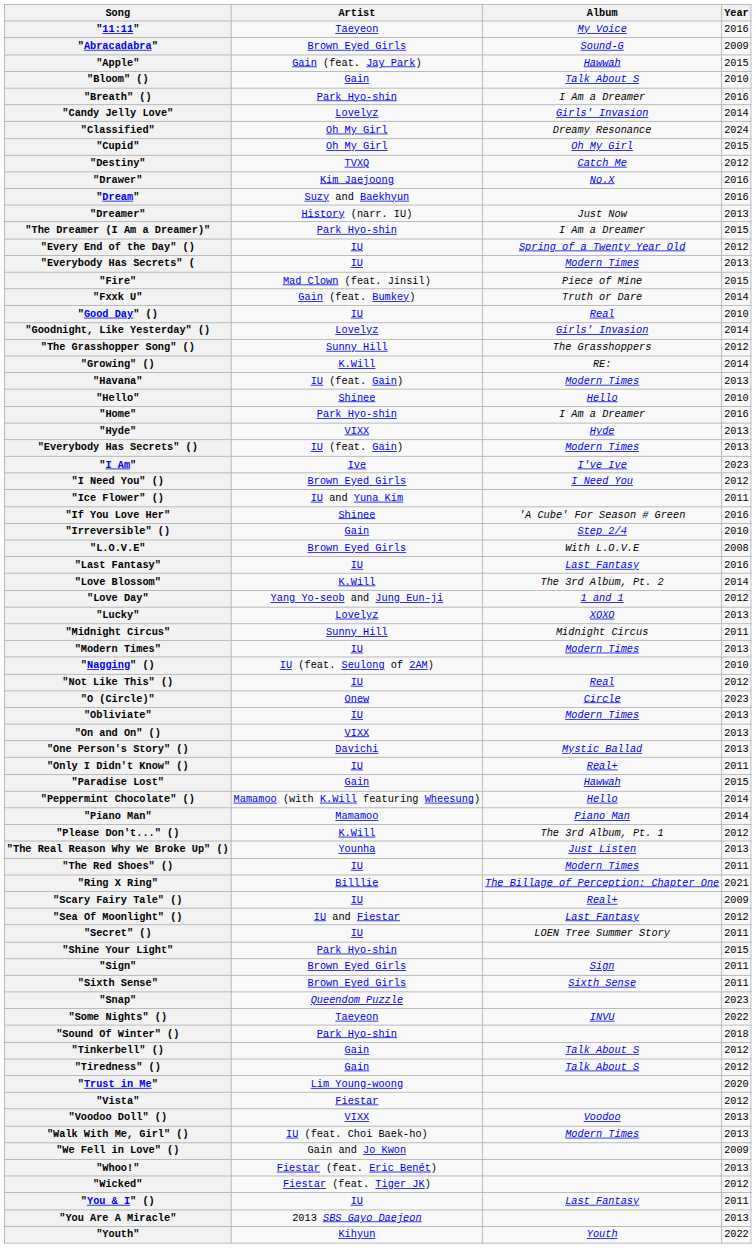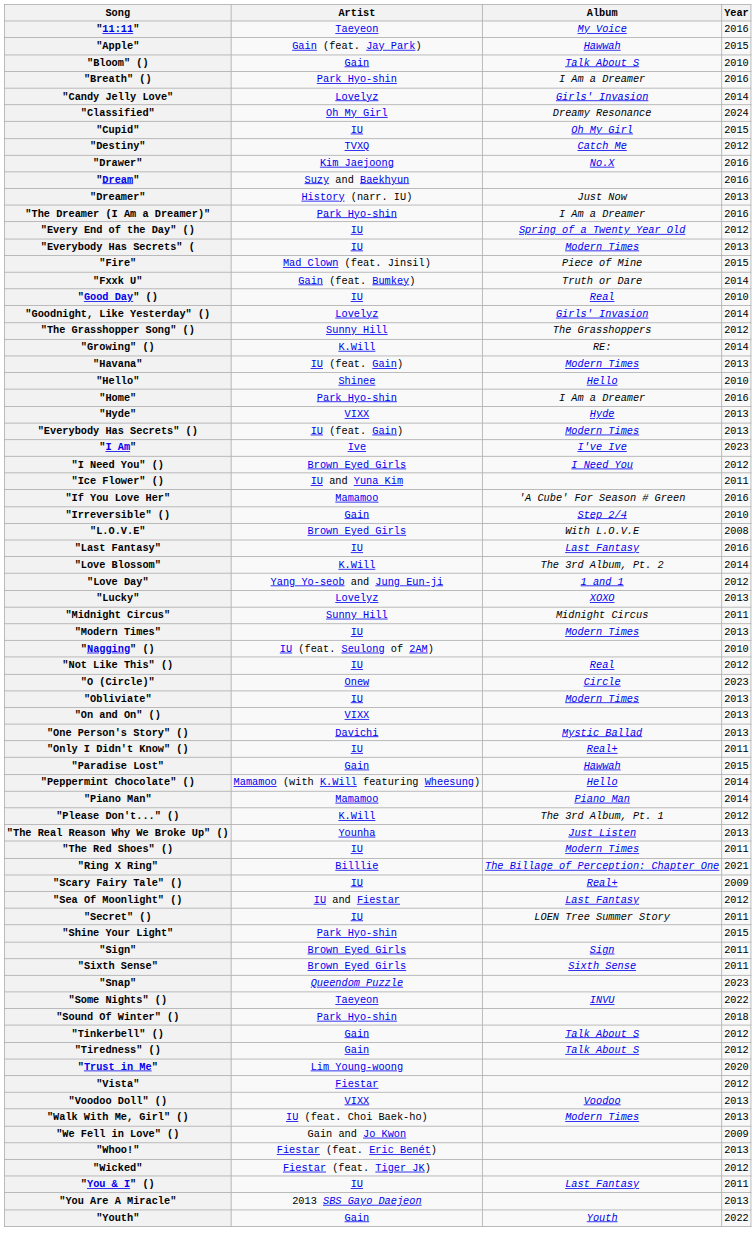- row: (118, 46)
(357, 147) Oh My Girl -> (357, 130) IU
(736, 230) 2015 -> (736, 214) 2016
(357, 515) Shinee -> (357, 498) Mamamoo
(357, 1235) Kihyun -> (357, 1218) Gain
